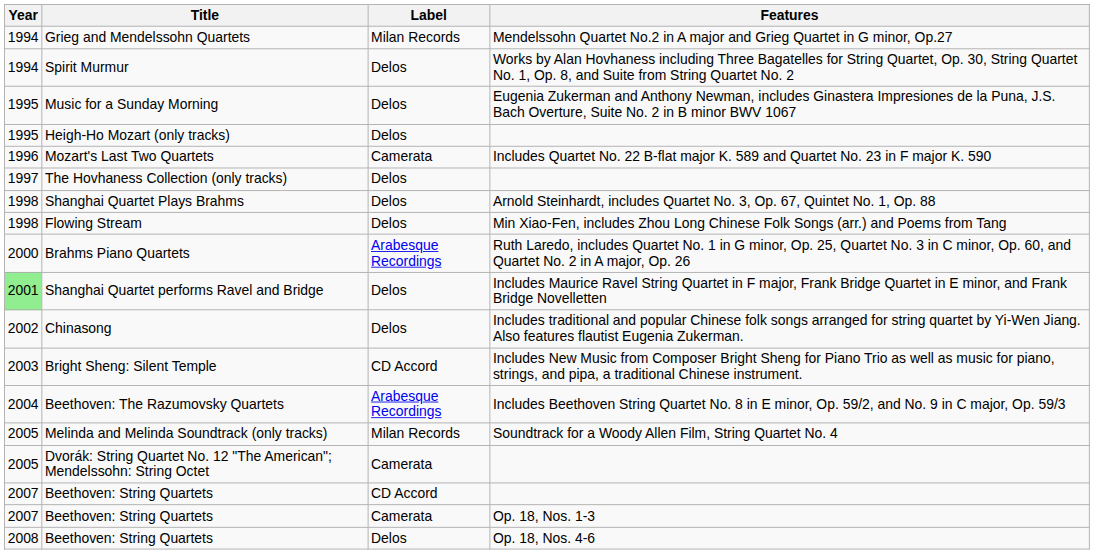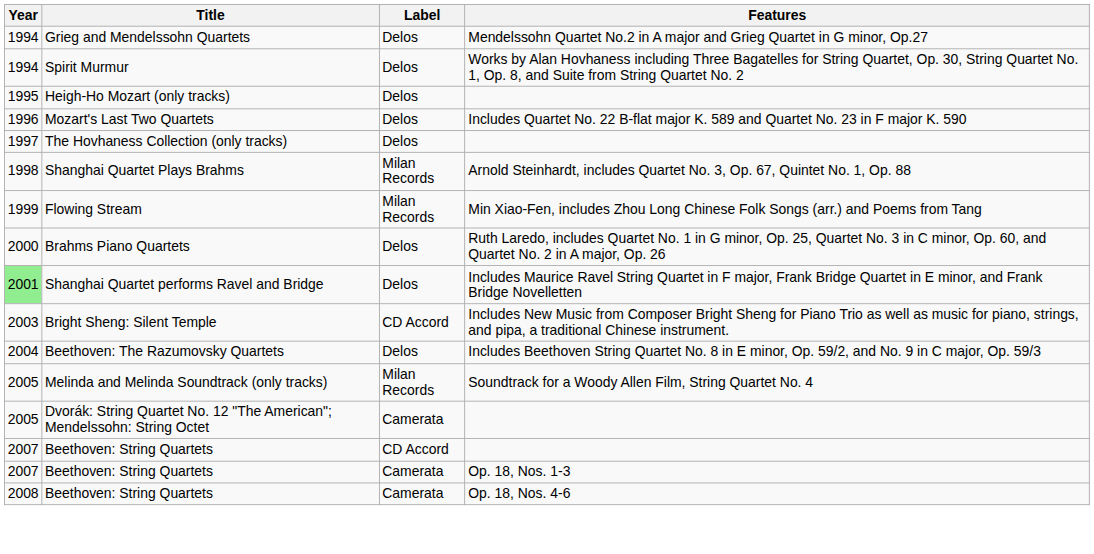(416, 37) Milan Records -> (400, 37) Delos
- row: (132, 105)
(402, 157) Camerata -> (400, 119) Delos
(389, 201) Delos -> (408, 171) Milan Records
(23, 223) 1998 -> (23, 209) 1999
(389, 223) Delos -> (408, 209) Milan Records
(406, 253) Arabesque Recordings -> (400, 246) Delos
- row: (78, 328)
(406, 404) Arabesque Recordings -> (400, 352) Delos
(389, 538) Delos -> (413, 494) Camerata
